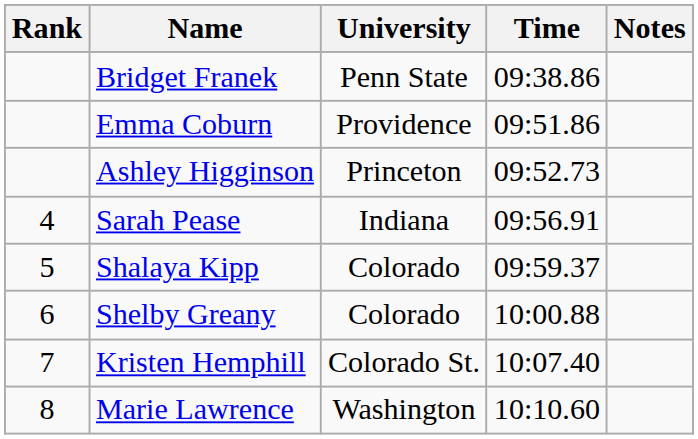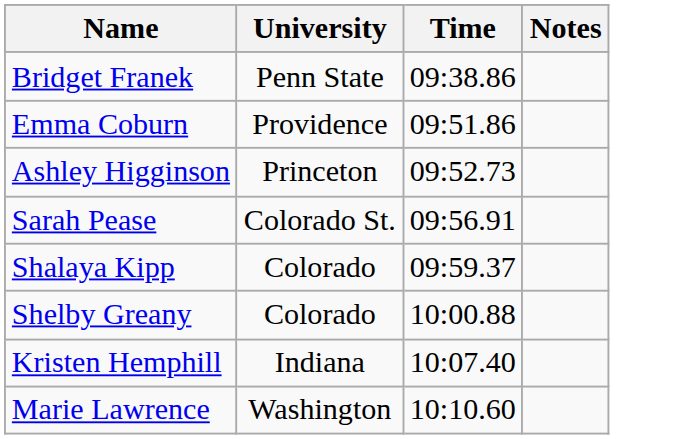- column: (47, 28)
(404, 219) Indiana -> (320, 219) Colorado St.
(404, 362) Colorado St. -> (320, 362) Indiana
